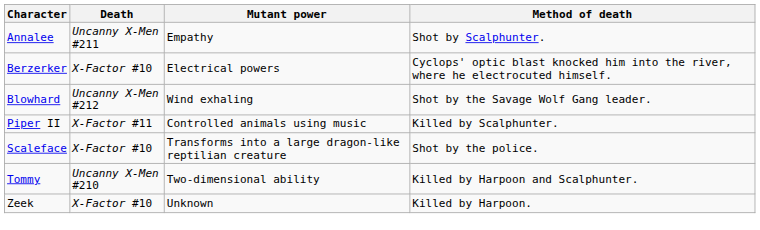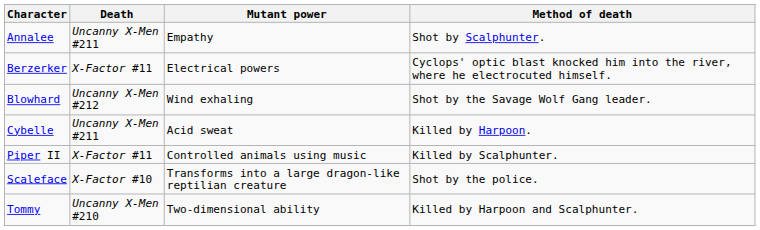(112, 69) X-Factor #10 -> (112, 69) X-Factor #11
+ row: (30, 130)
- row: (20, 203)
